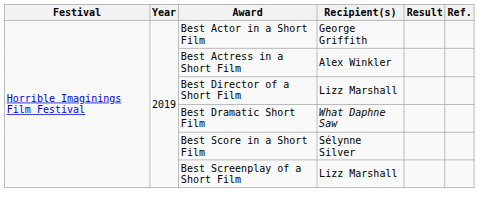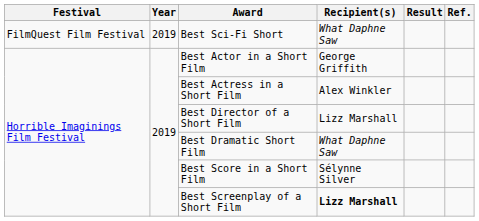+ row: (232, 35)
(358, 174) normal -> (358, 202) bold
